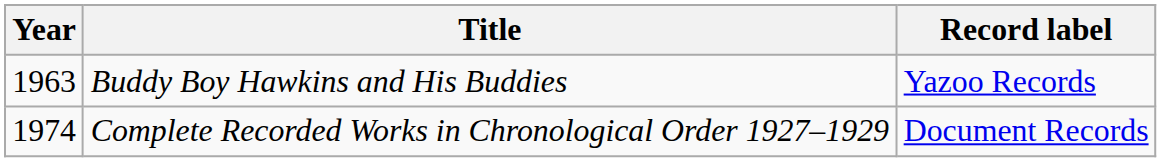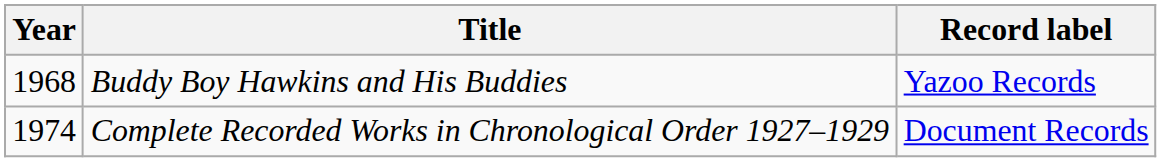(44, 80) 1963 -> (44, 80) 1968
